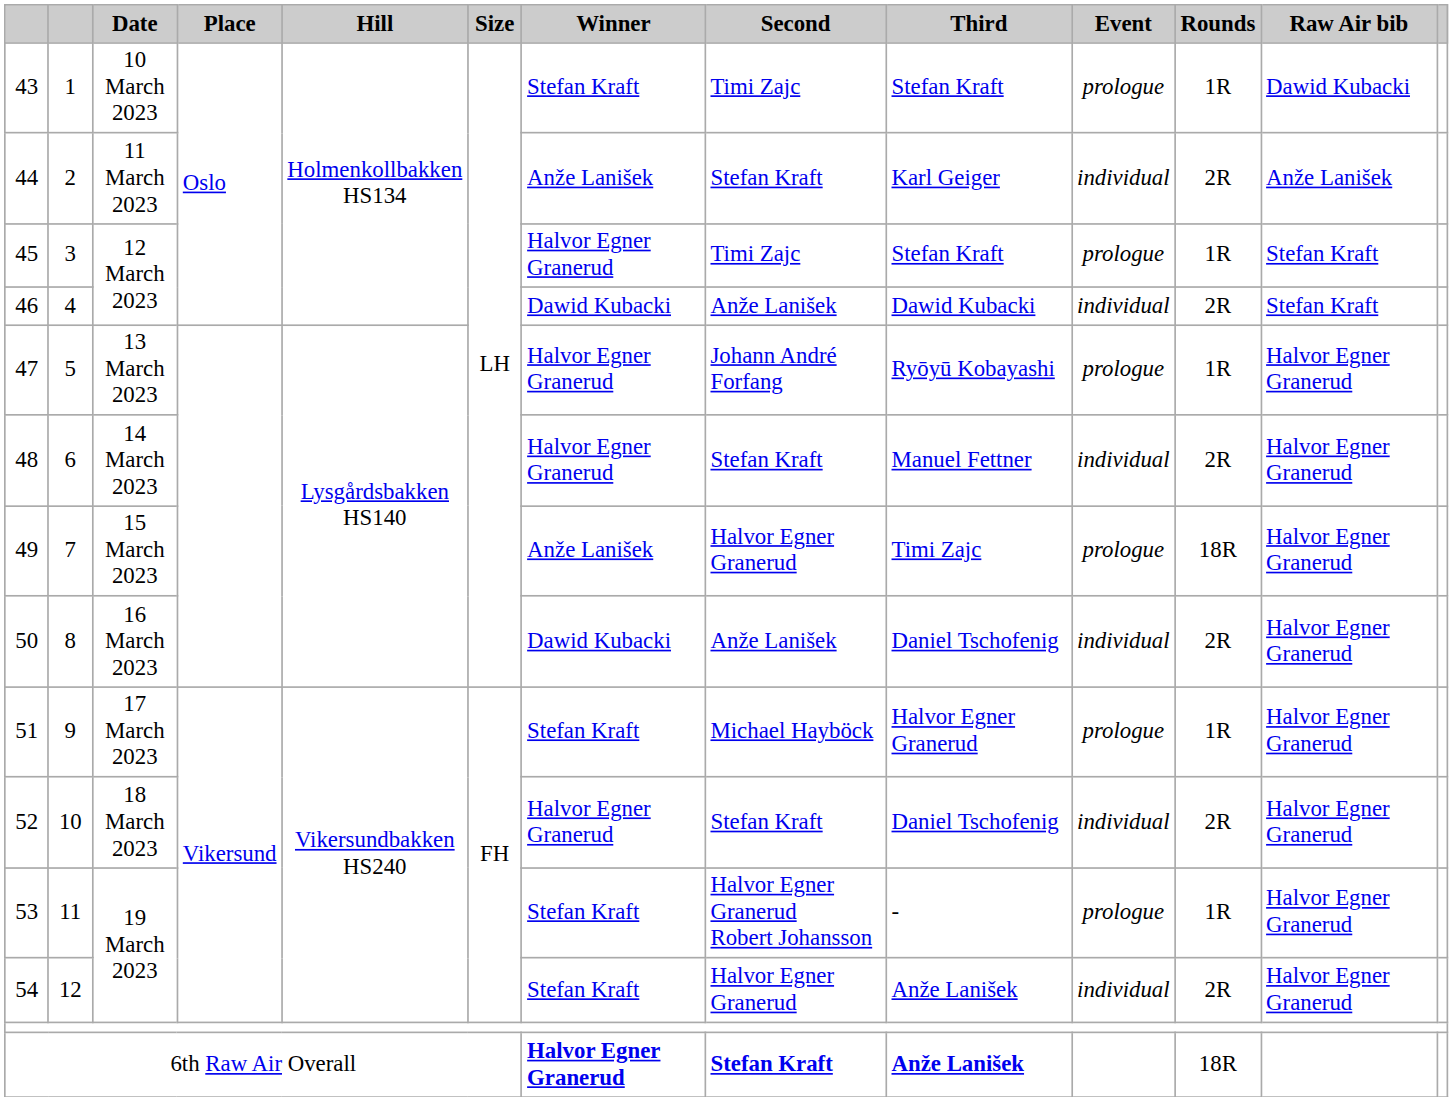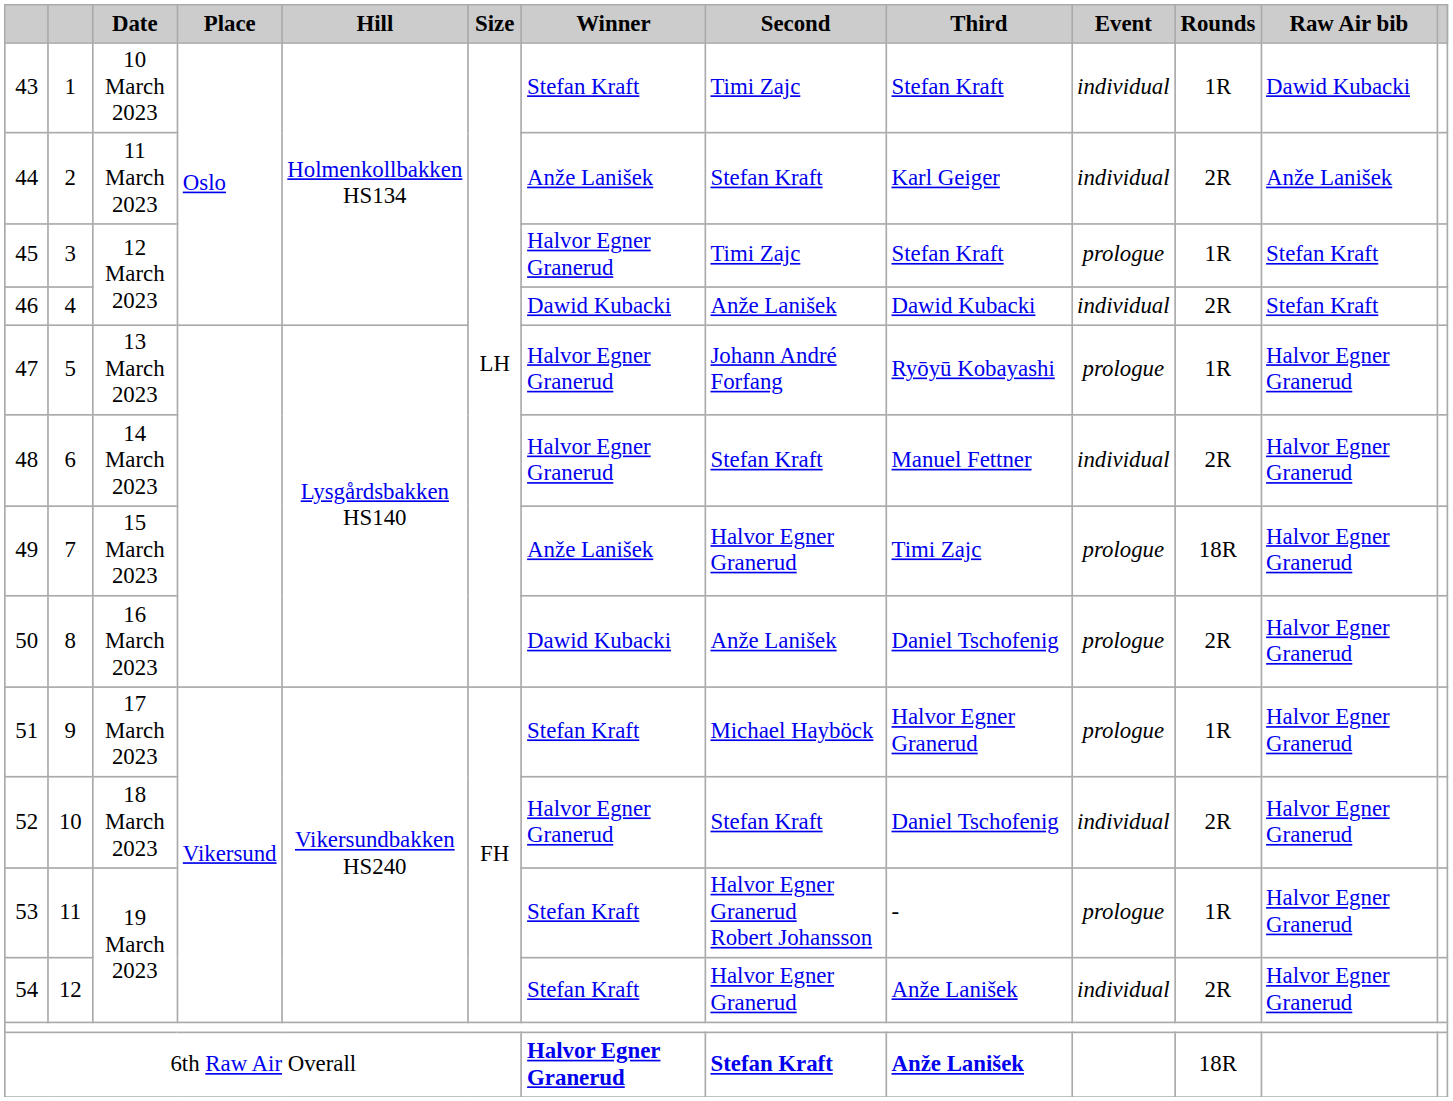(1123, 86) prologue -> (1123, 86) individual
(1123, 640) individual -> (1123, 640) prologue
